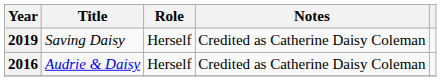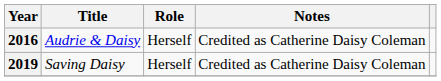rows swapped: (23, 64) <-> (23, 40)
